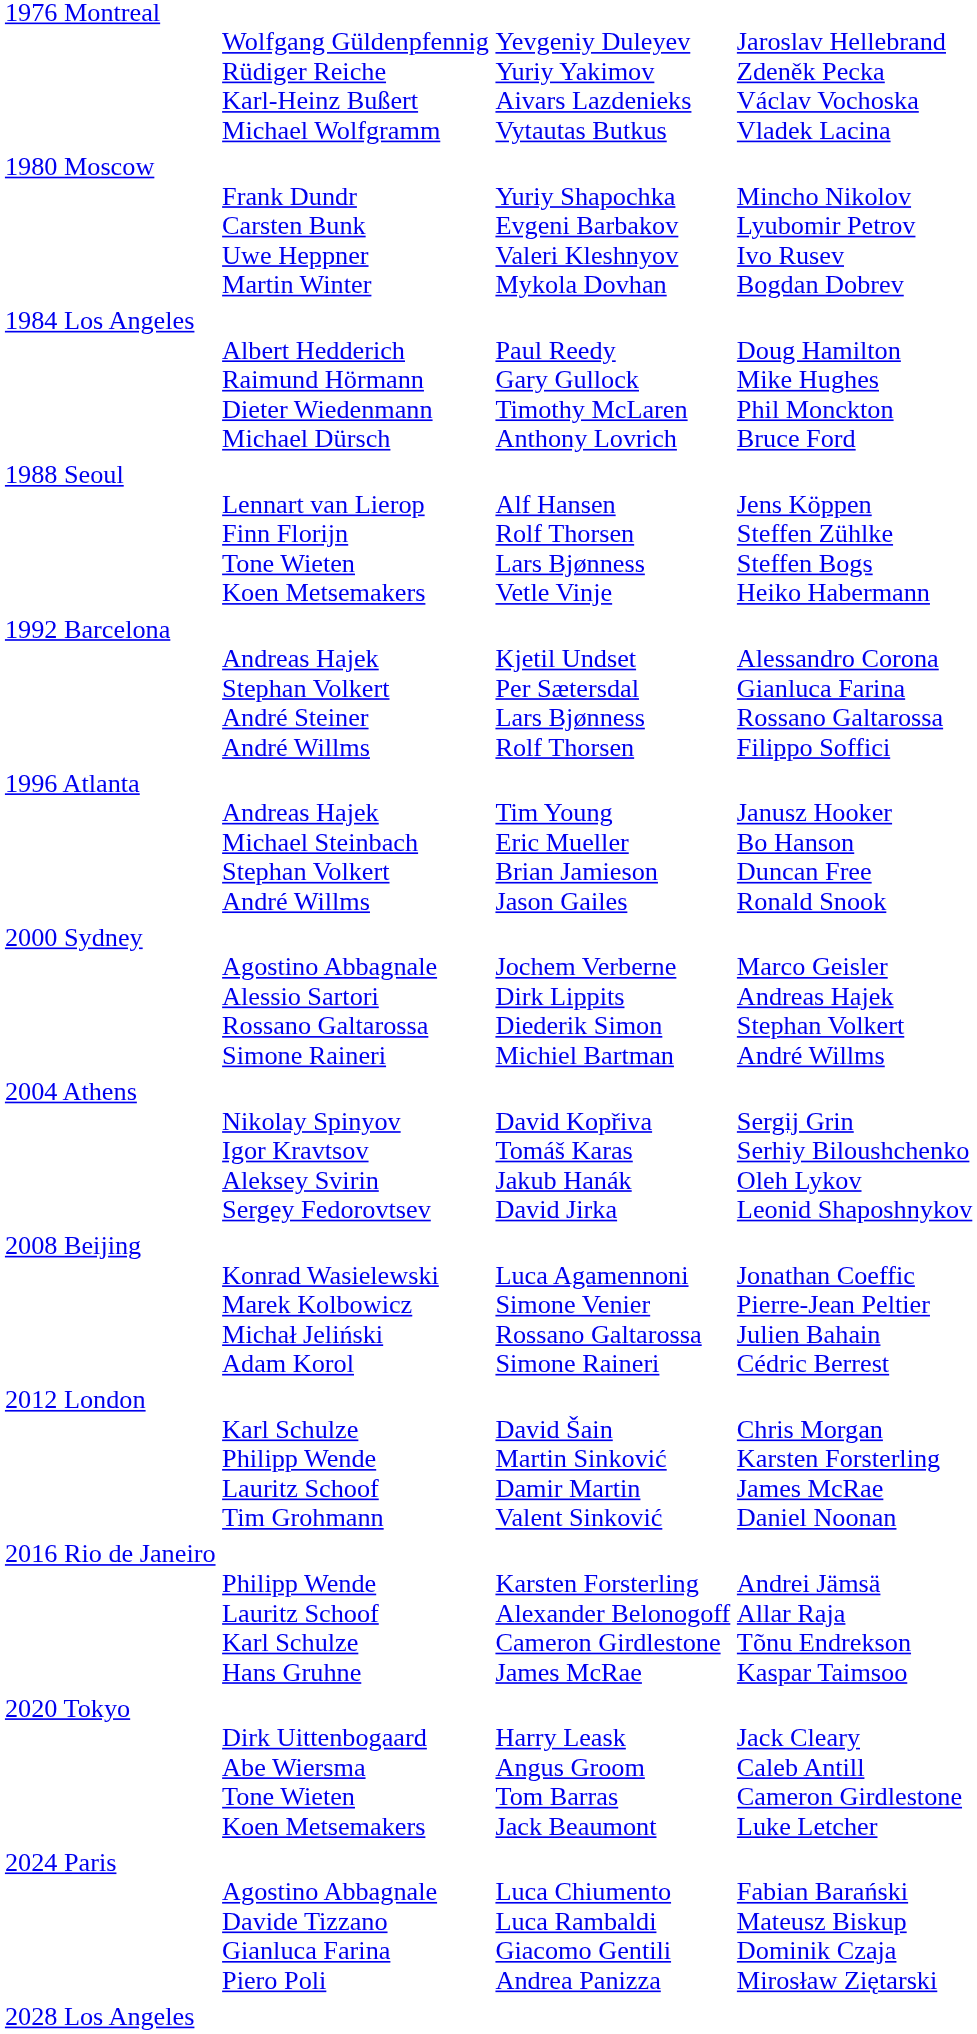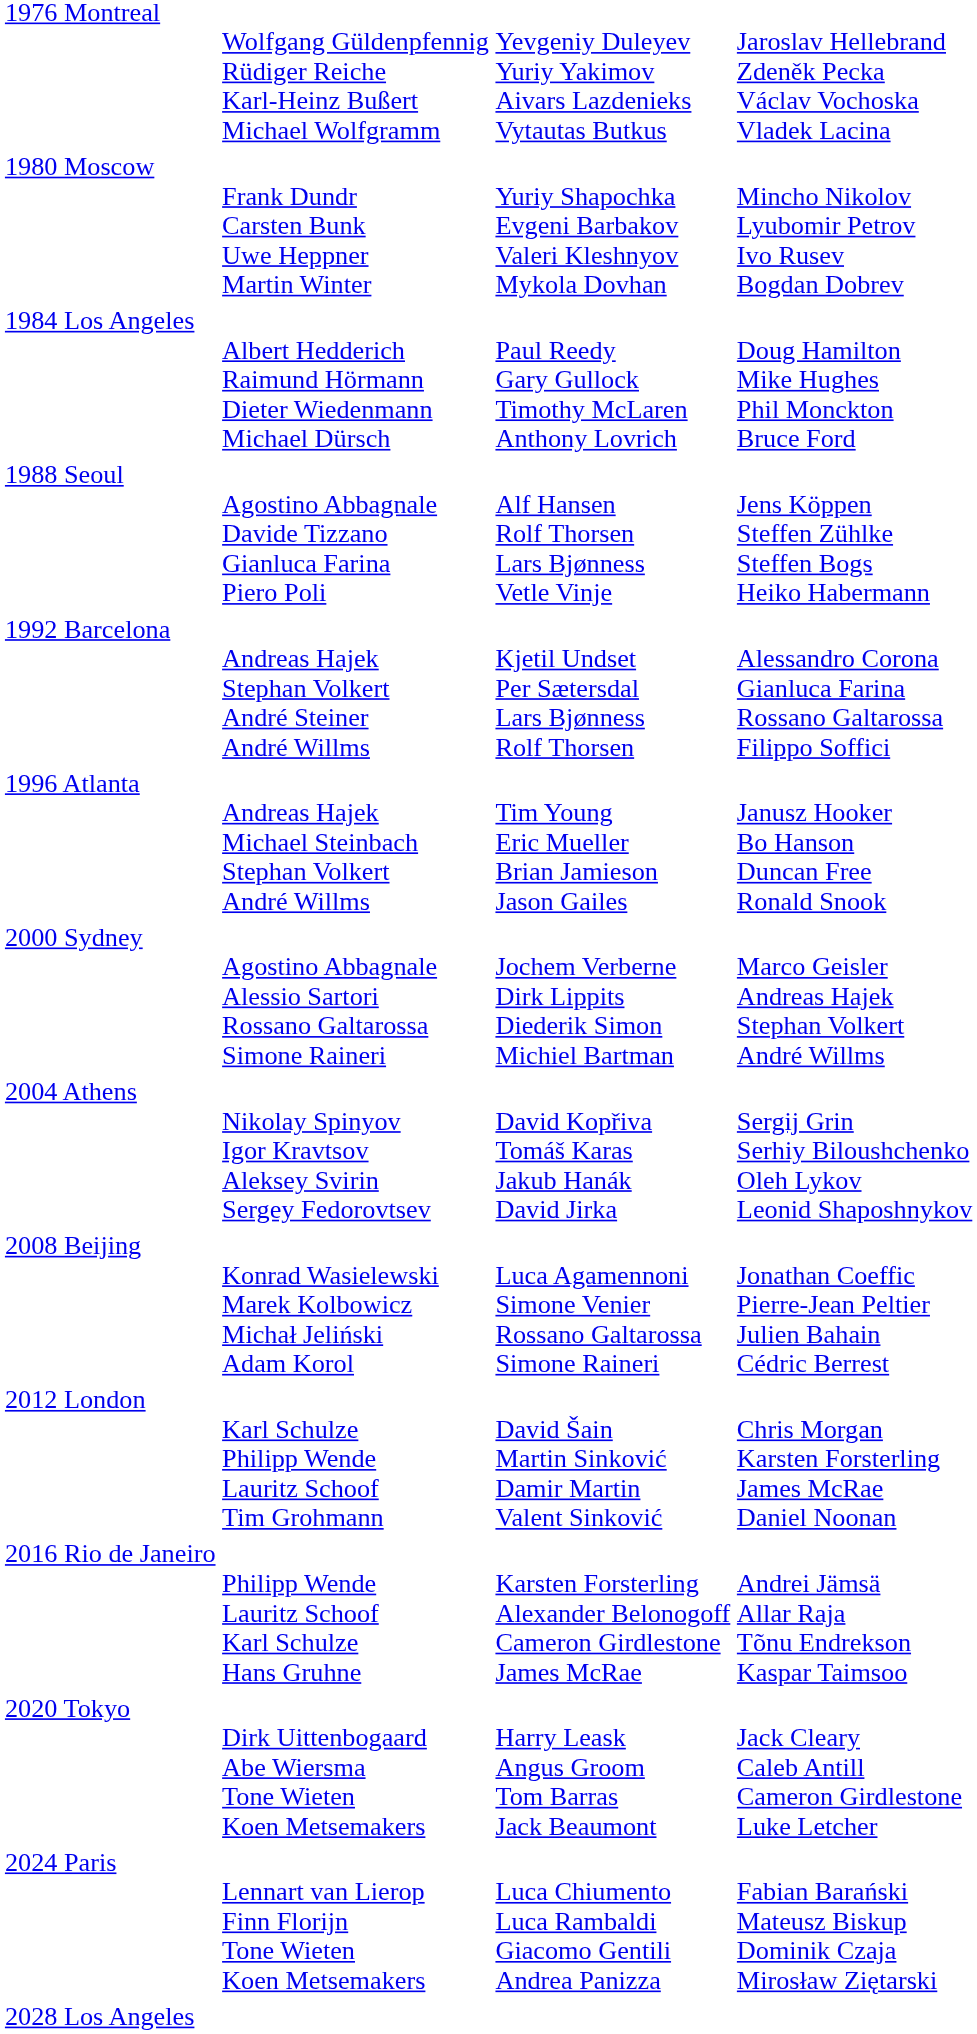(324, 548) Lennart van Lierop Finn Florijn Tone Wieten Koen Metsemakers -> (330, 548) Agostino Abbagnale Davide Tizzano Gianluca Farina Piero Poli
(330, 1936) Agostino Abbagnale Davide Tizzano Gianluca Farina Piero Poli -> (324, 1936) Lennart van Lierop Finn Florijn Tone Wieten Koen Metsemakers
